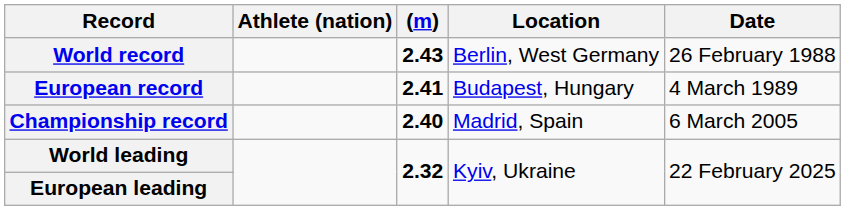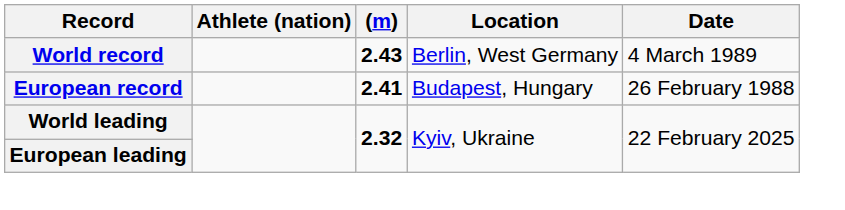(752, 54) 26 February 1988 -> (692, 54) 4 March 1989
(733, 88) 4 March 1989 -> (711, 88) 26 February 1988
- row: (119, 121)
